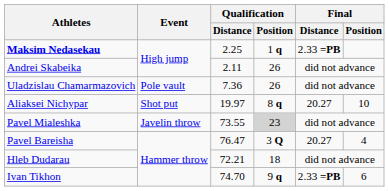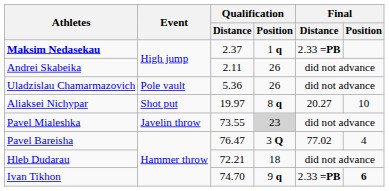(232, 49) 2.25 -> (232, 49) 2.37
(232, 86) 7.36 -> (232, 86) 5.36
(319, 141) 20.27 -> (319, 141) 77.02
(364, 177) normal -> (364, 177) bold
